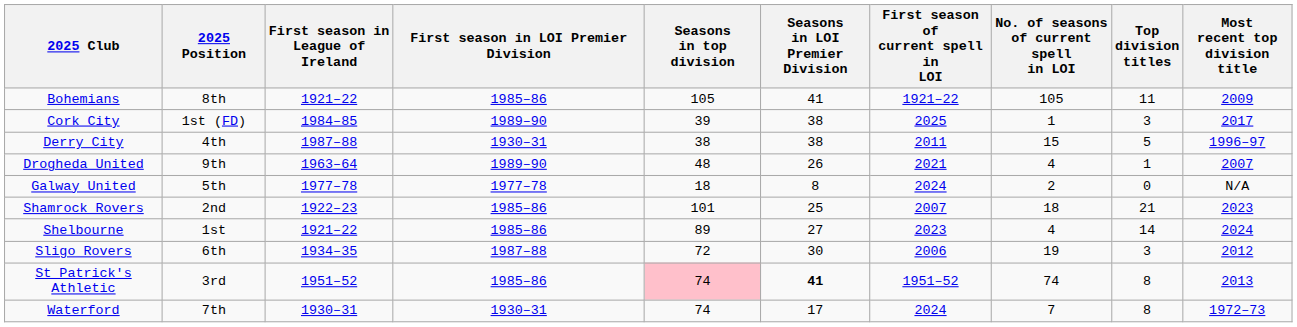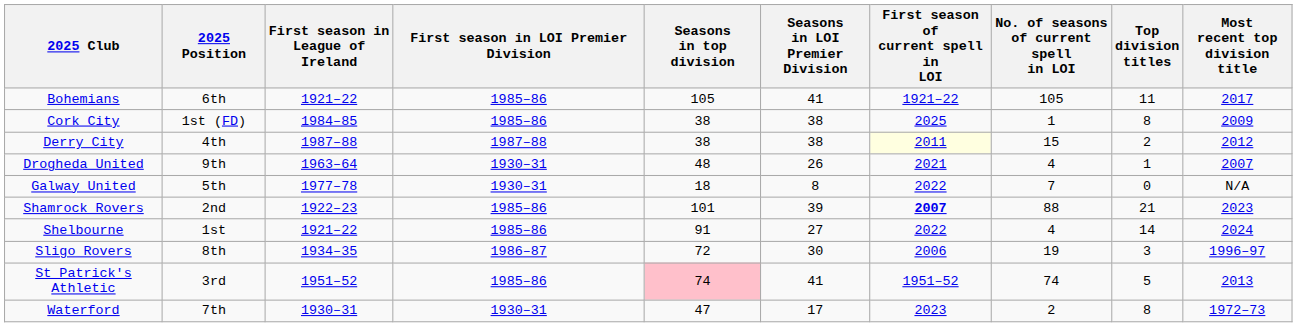(214, 99) 8th -> (214, 99) 6th
(1237, 99) 2009 -> (1237, 99) 2017
(519, 121) 1989–90 -> (519, 121) 1985–86
(703, 121) 39 -> (703, 121) 38
(1147, 121) 3 -> (1147, 121) 8
(1237, 121) 2017 -> (1237, 121) 2009
(519, 143) 1930–31 -> (519, 143) 1987–88
(931, 143) no background -> (931, 143) lightyellow background
(1147, 143) 5 -> (1147, 143) 2
(1237, 143) 1996–97 -> (1237, 143) 2012
(519, 165) 1989–90 -> (519, 165) 1930–31
(519, 186) 1977–78 -> (519, 186) 1930–31
(931, 186) 2024 -> (931, 186) 2022
(1051, 186) 2 -> (1051, 186) 7
(815, 208) 25 -> (815, 208) 39
(931, 208) normal -> (931, 208) bold
(1051, 208) 18 -> (1051, 208) 88
(703, 230) 89 -> (703, 230) 91
(931, 230) 2023 -> (931, 230) 2022
(214, 252) 6th -> (214, 252) 8th
(519, 252) 1987–88 -> (519, 252) 1986–87
(1237, 252) 2012 -> (1237, 252) 1996–97
(815, 281) bold -> (815, 281) normal
(1147, 281) 8 -> (1147, 281) 5
(703, 311) 74 -> (703, 311) 47
(931, 311) 2024 -> (931, 311) 2023
(1051, 311) 7 -> (1051, 311) 2
